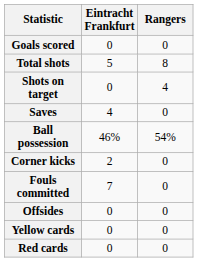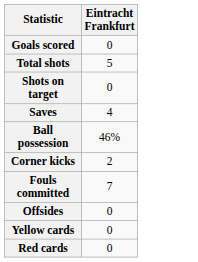- column: (165, 20)
